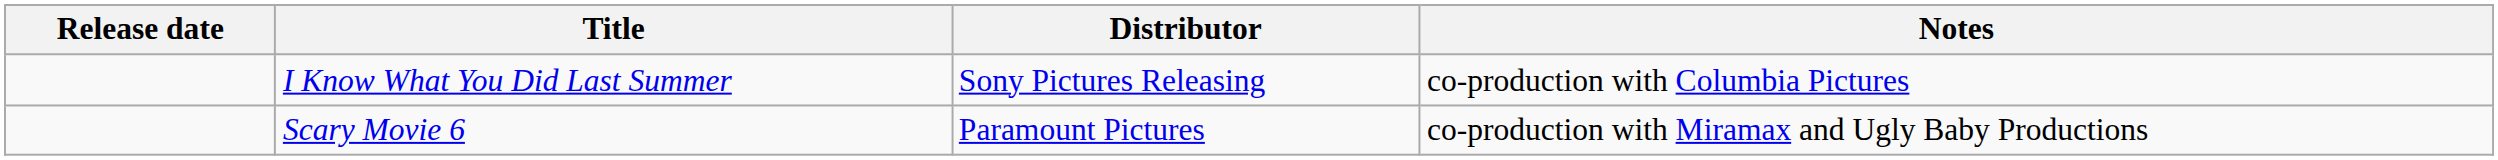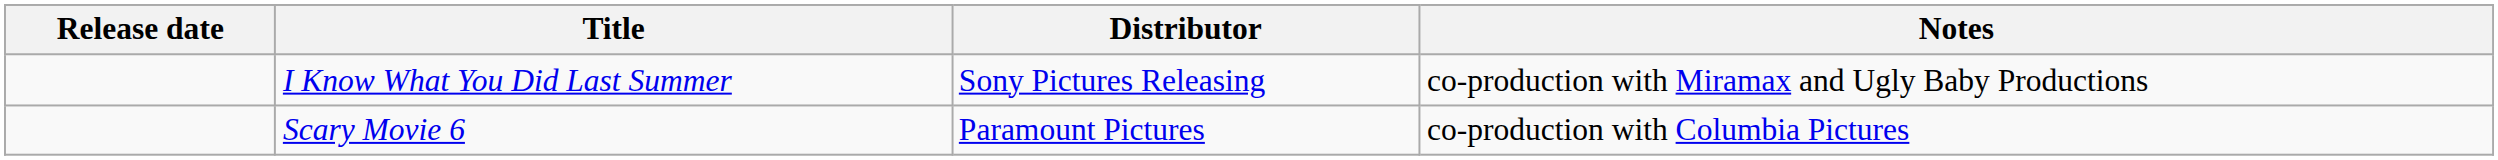(1668, 79) co-production with Columbia Pictures -> (1788, 79) co-production with Miramax and Ugly Baby Productions
(1788, 129) co-production with Miramax and Ugly Baby Productions -> (1668, 129) co-production with Columbia Pictures
